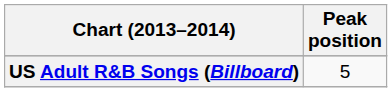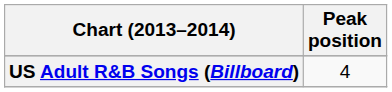(345, 71) 5 -> (345, 71) 4
